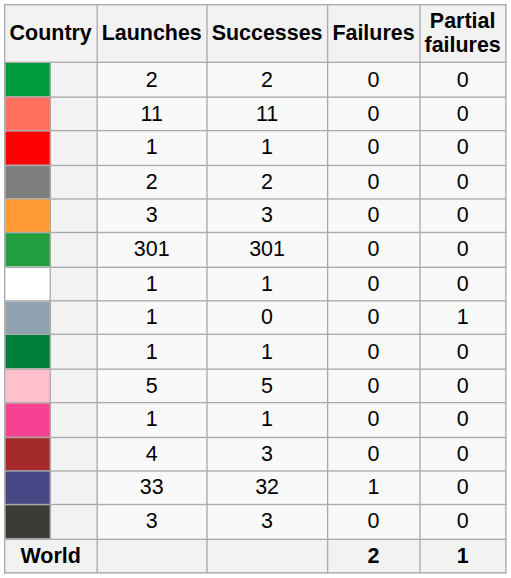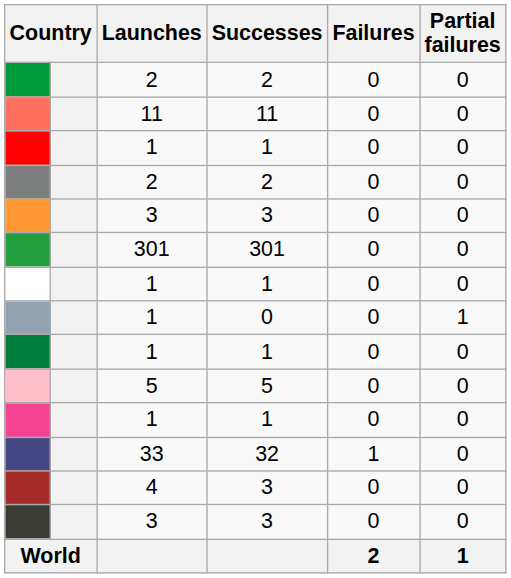rows swapped: (152, 453) <-> (152, 487)
